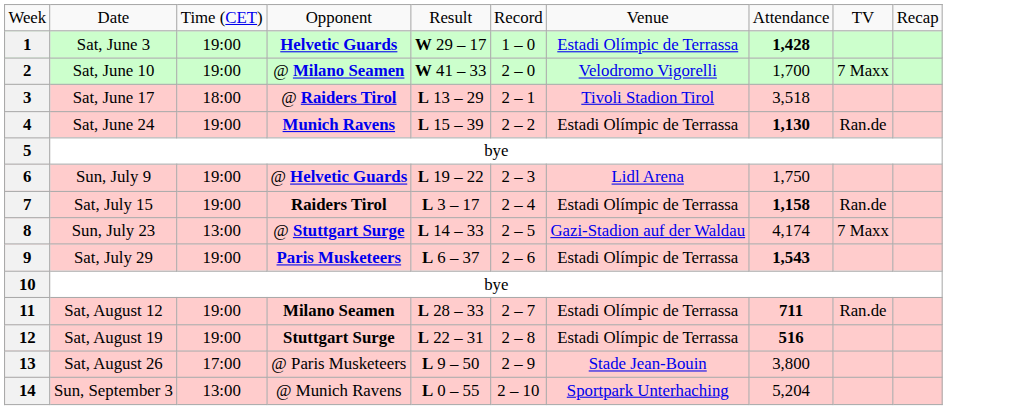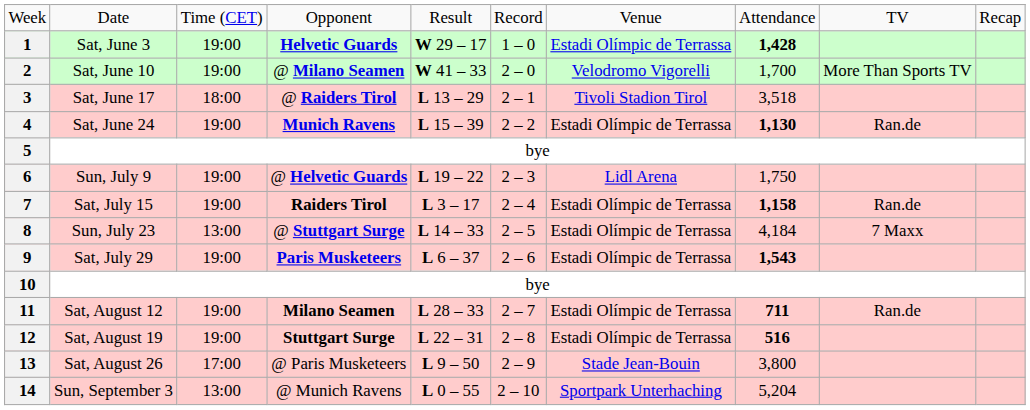(863, 71) 7 Maxx -> (897, 71) More Than Sports TV
(648, 230) Gazi-Stadion auf der Waldau -> (641, 230) Estadi Olímpic de Terrassa
(791, 230) 4,174 -> (777, 230) 4,184
